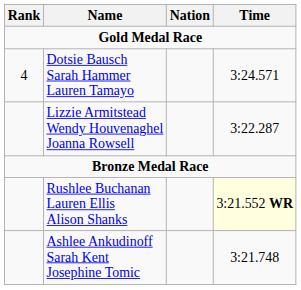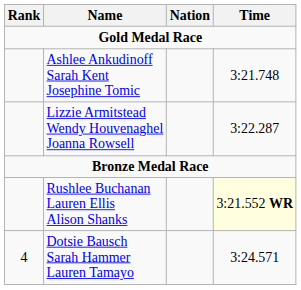rows swapped: (100, 257) <-> (90, 75)
